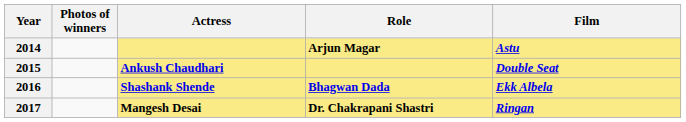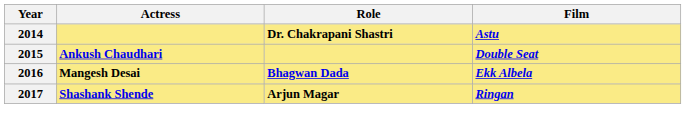- column: (85, 21)
(344, 48) Arjun Magar -> (330, 34) Dr. Chakrapani Shastri
(168, 87) Shashank Shende -> (100, 73) Mangesh Desai
(161, 107) Mangesh Desai -> (106, 93) Shashank Shende
(371, 107) Dr. Chakrapani Shastri -> (303, 93) Arjun Magar
